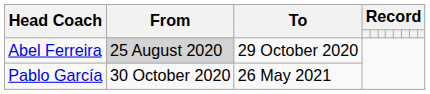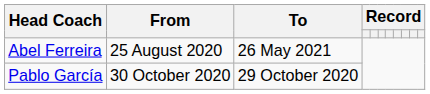(166, 50) lightgrey background -> (166, 50) no background
(298, 50) 29 October 2020 -> (285, 50) 26 May 2021
(285, 76) 26 May 2021 -> (298, 76) 29 October 2020
